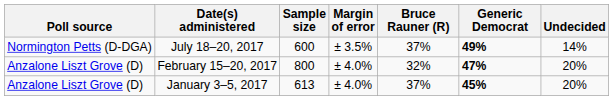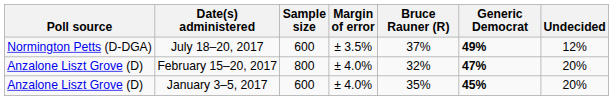(575, 47) 14% -> (575, 47) 12%
(304, 85) 613 -> (304, 85) 600
(418, 85) 37% -> (418, 85) 35%
